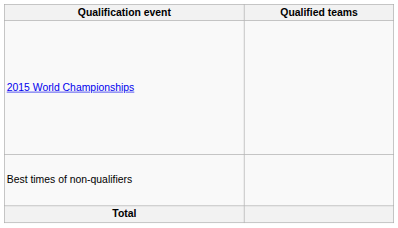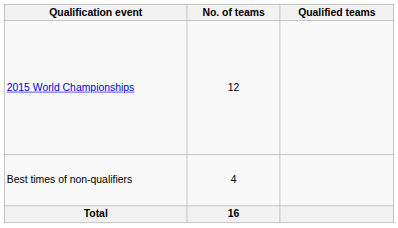+ column: (234, 12)
